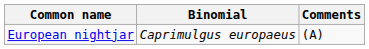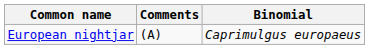columns swapped: (218, 15) <-> (331, 15)
